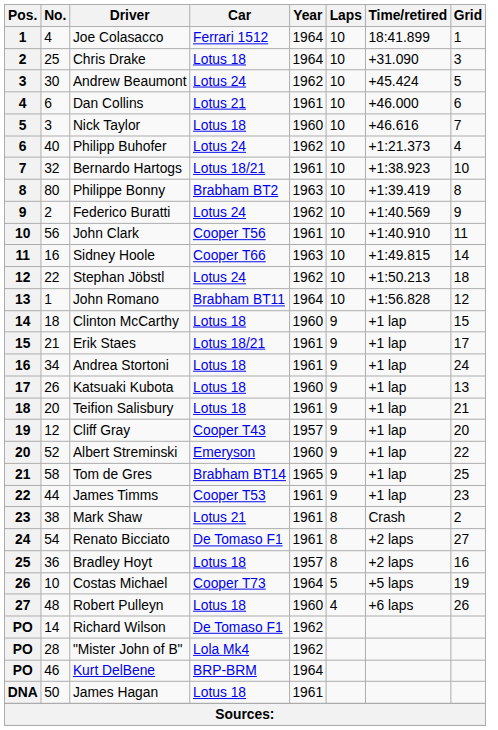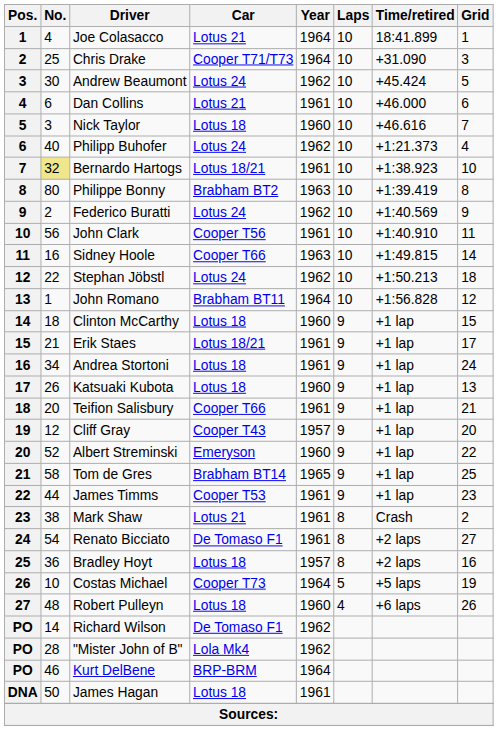(231, 38) Ferrari 1512 -> (220, 38) Lotus 21
(220, 59) Lotus 18 -> (243, 59) Cooper T71/T73
(52, 169) no background -> (52, 169) khaki background
(220, 409) Lotus 18 -> (229, 409) Cooper T66
